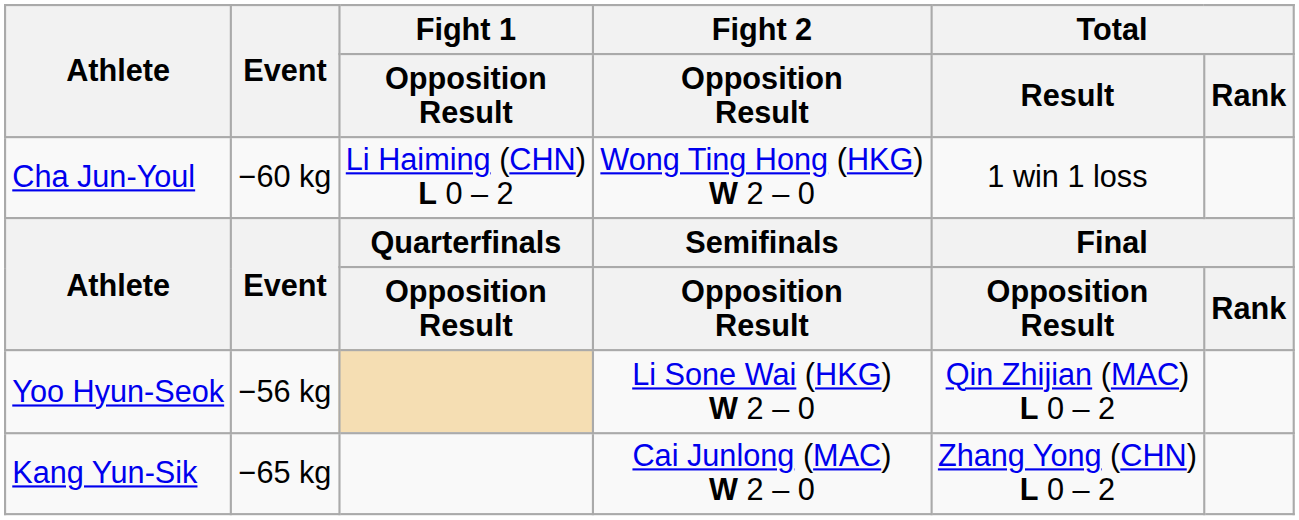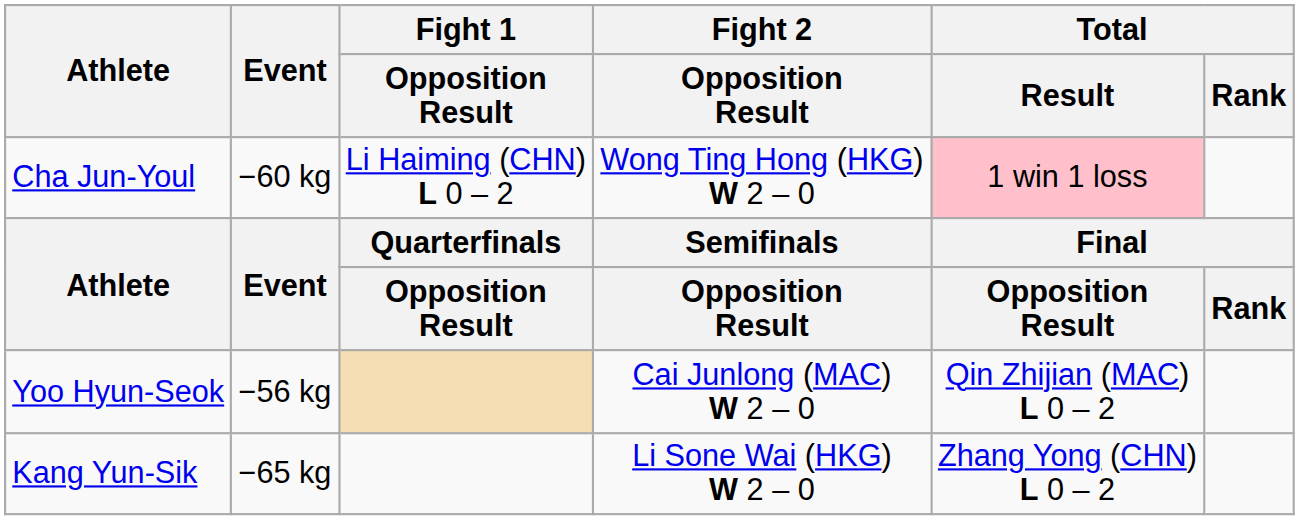(1067, 178) no background -> (1067, 178) pink background
(762, 391) Li Sone Wai (HKG) W 2 – 0 -> (762, 391) Cai Junlong (MAC) W 2 – 0
(762, 474) Cai Junlong (MAC) W 2 – 0 -> (762, 474) Li Sone Wai (HKG) W 2 – 0
